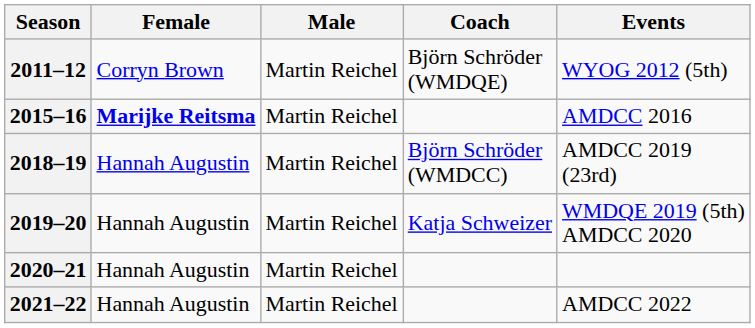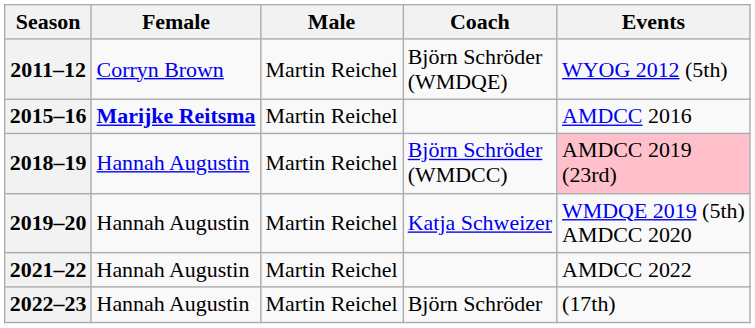(627, 163) no background -> (627, 163) pink background
- row: (48, 269)
+ row: (48, 304)
